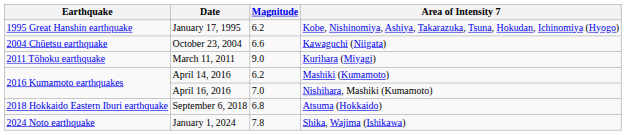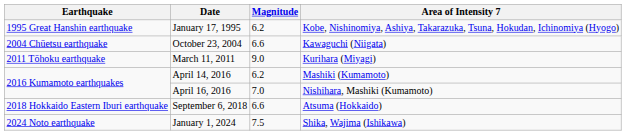(258, 106) 6.8 -> (258, 106) 6.6
(258, 122) 7.8 -> (258, 122) 7.5
